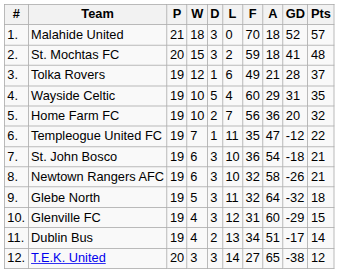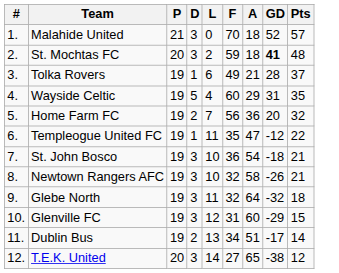- column: (197, 14)
(293, 55) normal -> (273, 55) bold
